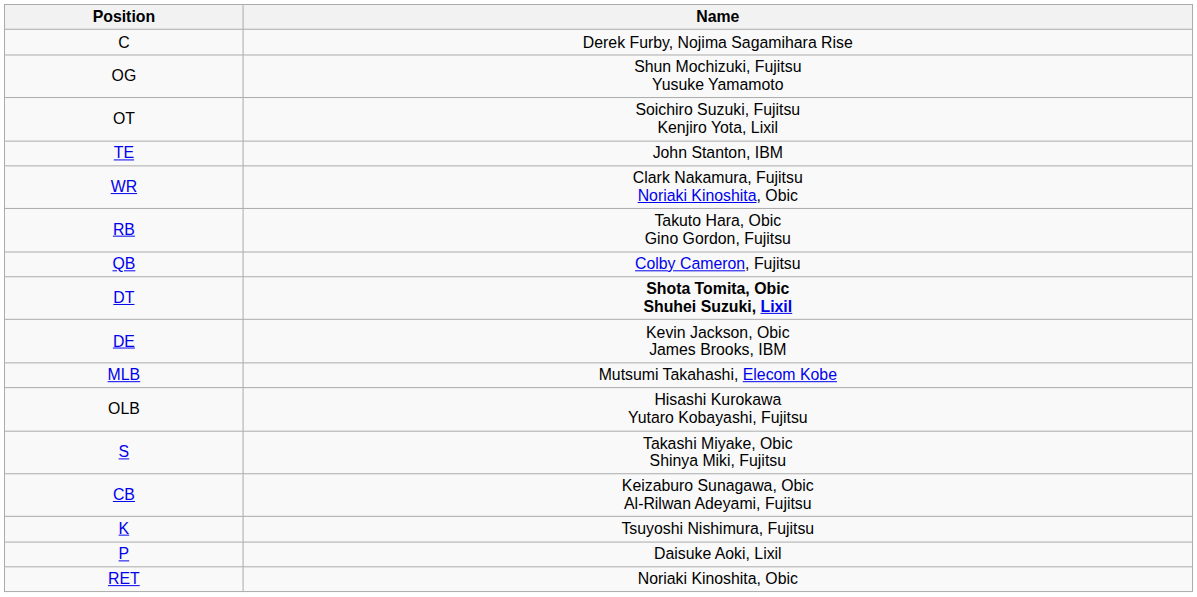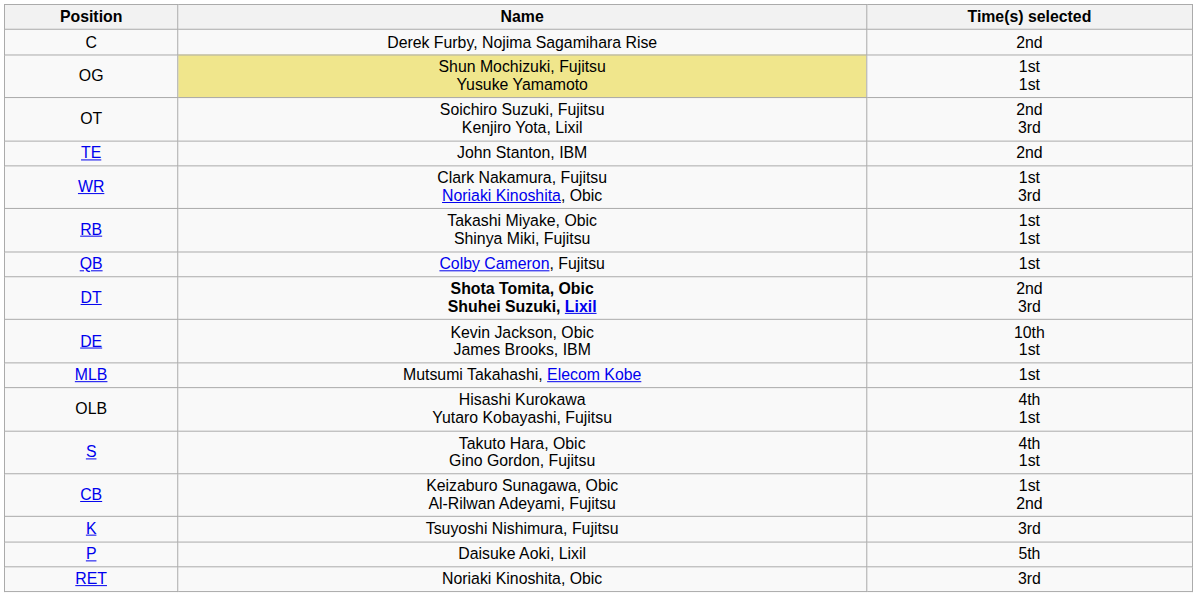+ column: (1029, 17)
(718, 76) no background -> (522, 76) khaki background
(718, 230) Takuto Hara, Obic Gino Gordon, Fujitsu -> (522, 230) Takashi Miyake, Obic Shinya Miki, Fujitsu
(718, 452) Takashi Miyake, Obic Shinya Miki, Fujitsu -> (522, 452) Takuto Hara, Obic Gino Gordon, Fujitsu
